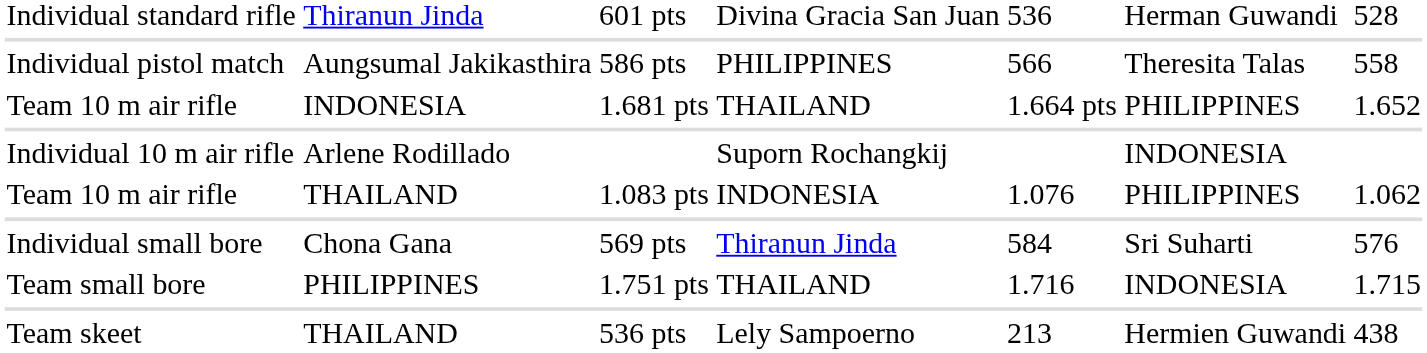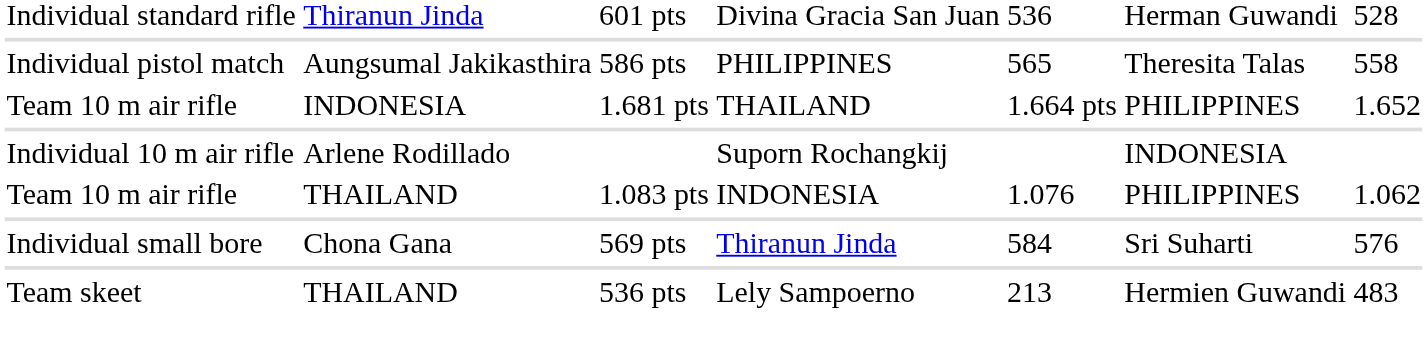(1030, 63) 566 -> (1030, 63) 565
- row: (106, 284)
(1376, 332) 438 -> (1376, 291) 483
